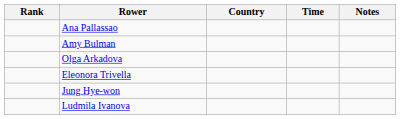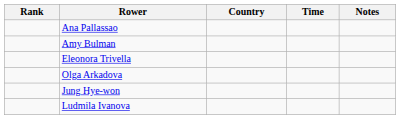rows swapped: (92, 59) <-> (96, 75)
